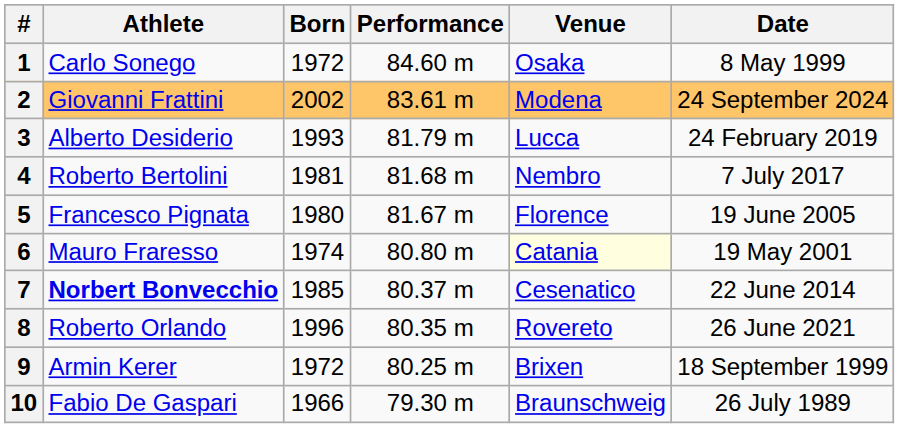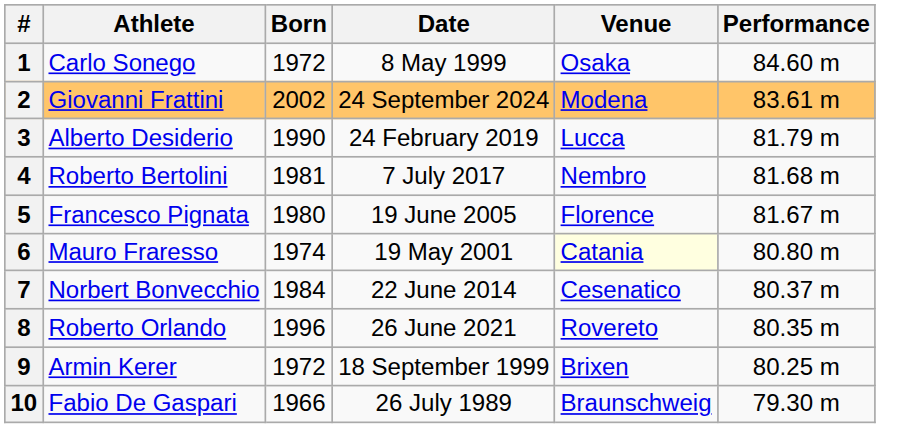columns swapped: (430, 24) <-> (783, 24)
(318, 138) 1993 -> (299, 138) 1990
(163, 290) bold -> (154, 290) normal
(318, 290) 1985 -> (299, 290) 1984
